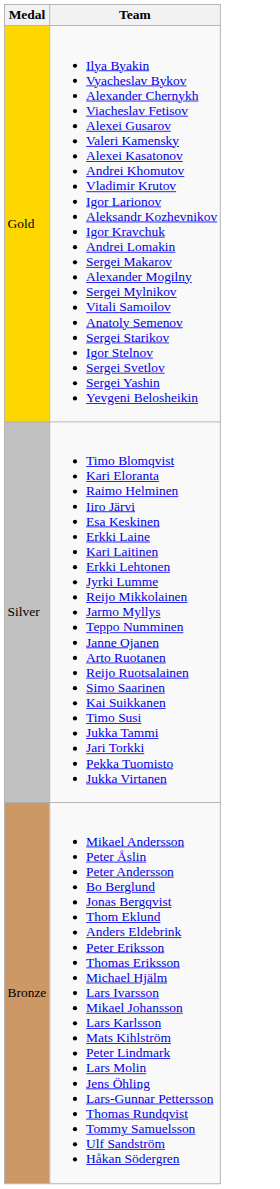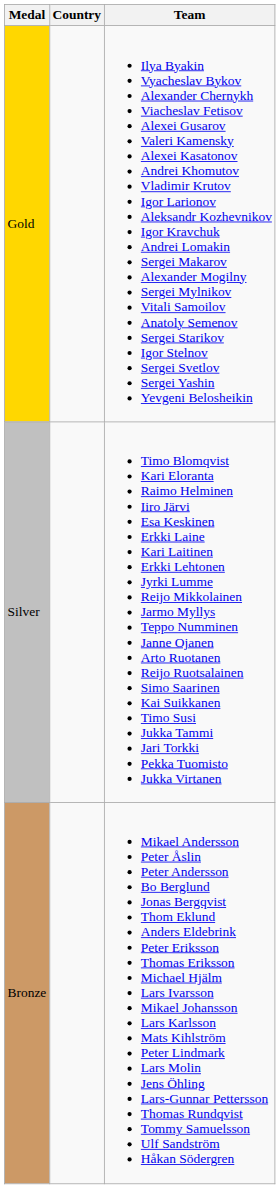+ column: (77, 15)
